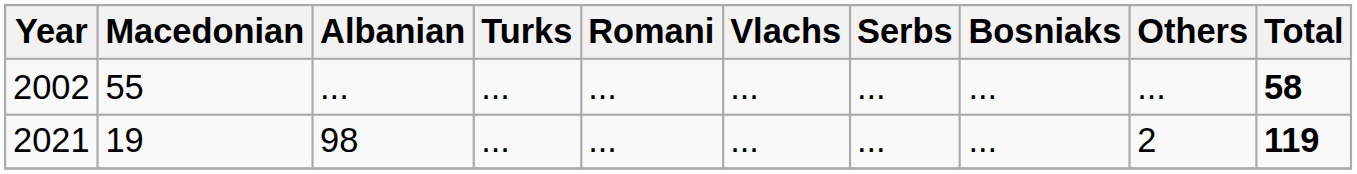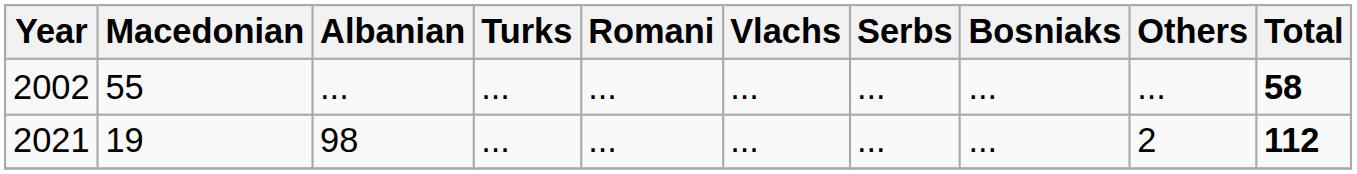(1292, 140) 119 -> (1292, 140) 112
